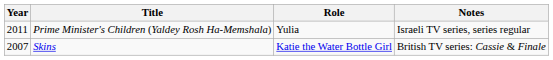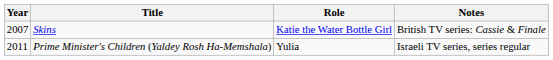rows swapped: (45, 47) <-> (152, 30)
